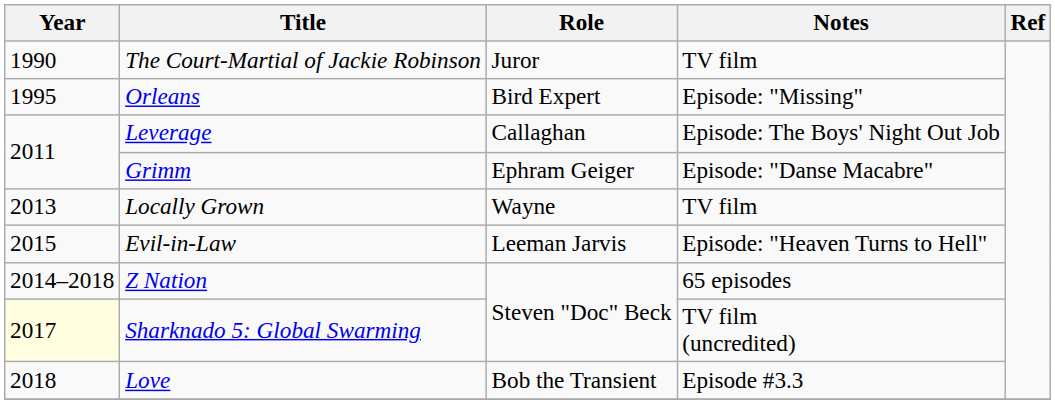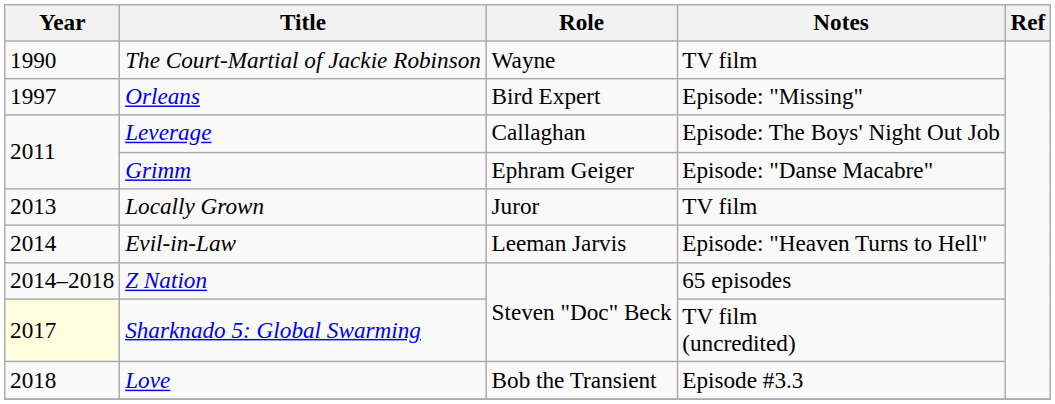(515, 59) Juror -> (523, 59) Wayne
(33, 96) 1995 -> (33, 96) 1997
(523, 206) Wayne -> (515, 206) Juror
(33, 243) 2015 -> (33, 243) 2014
